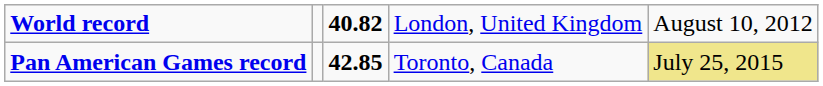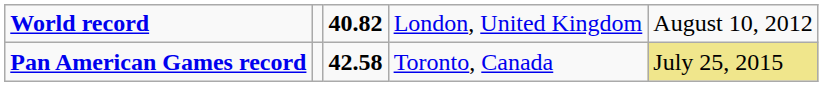(356, 61) 42.85 -> (356, 61) 42.58
